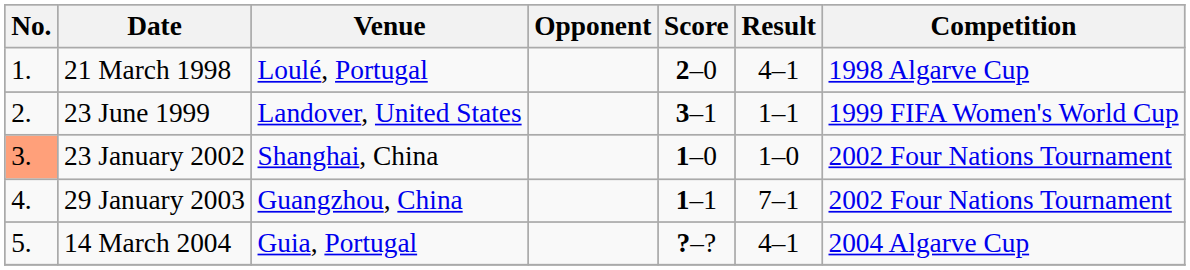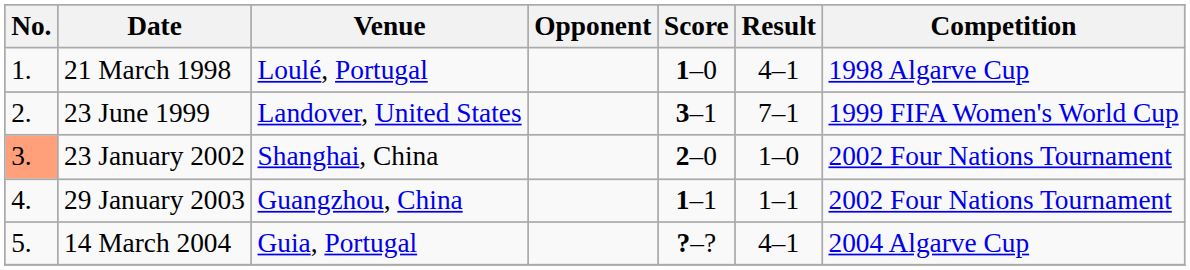(696, 69) 2–0 -> (696, 69) 1–0
(779, 112) 1–1 -> (779, 112) 7–1
(696, 156) 1–0 -> (696, 156) 2–0
(779, 199) 7–1 -> (779, 199) 1–1
